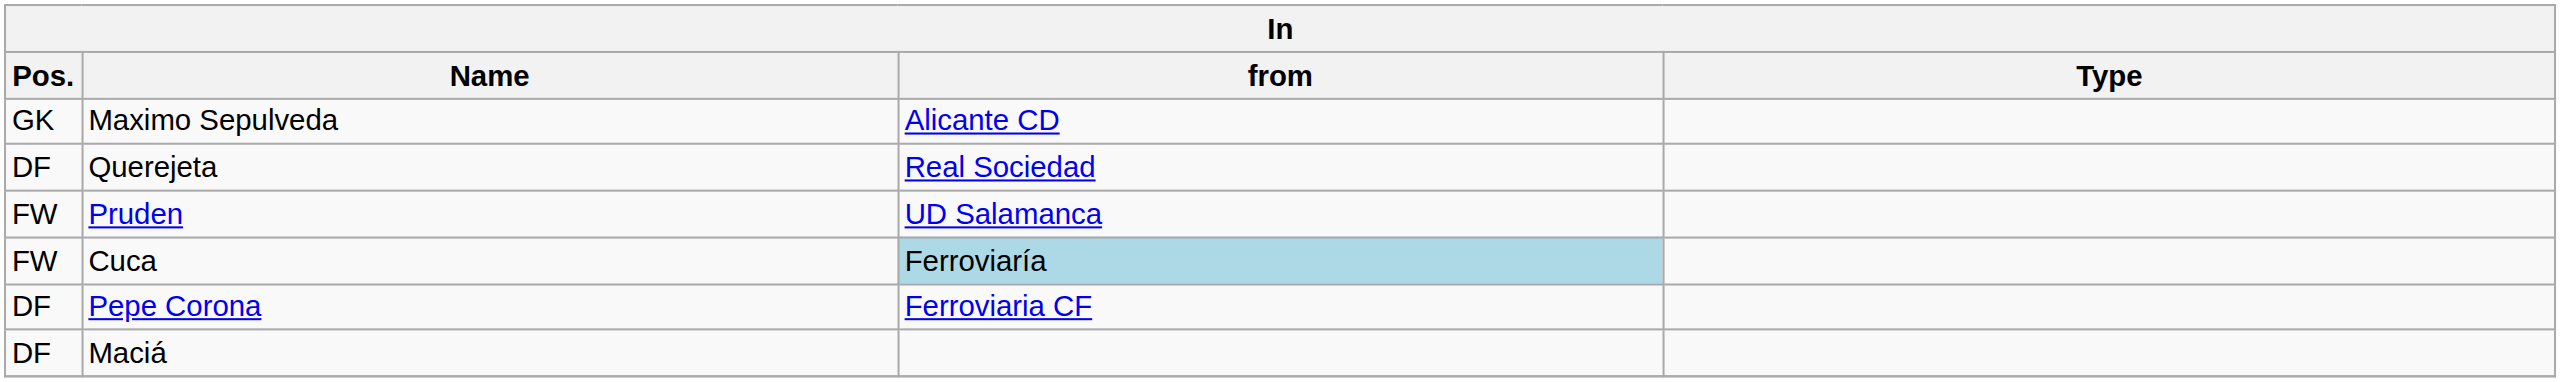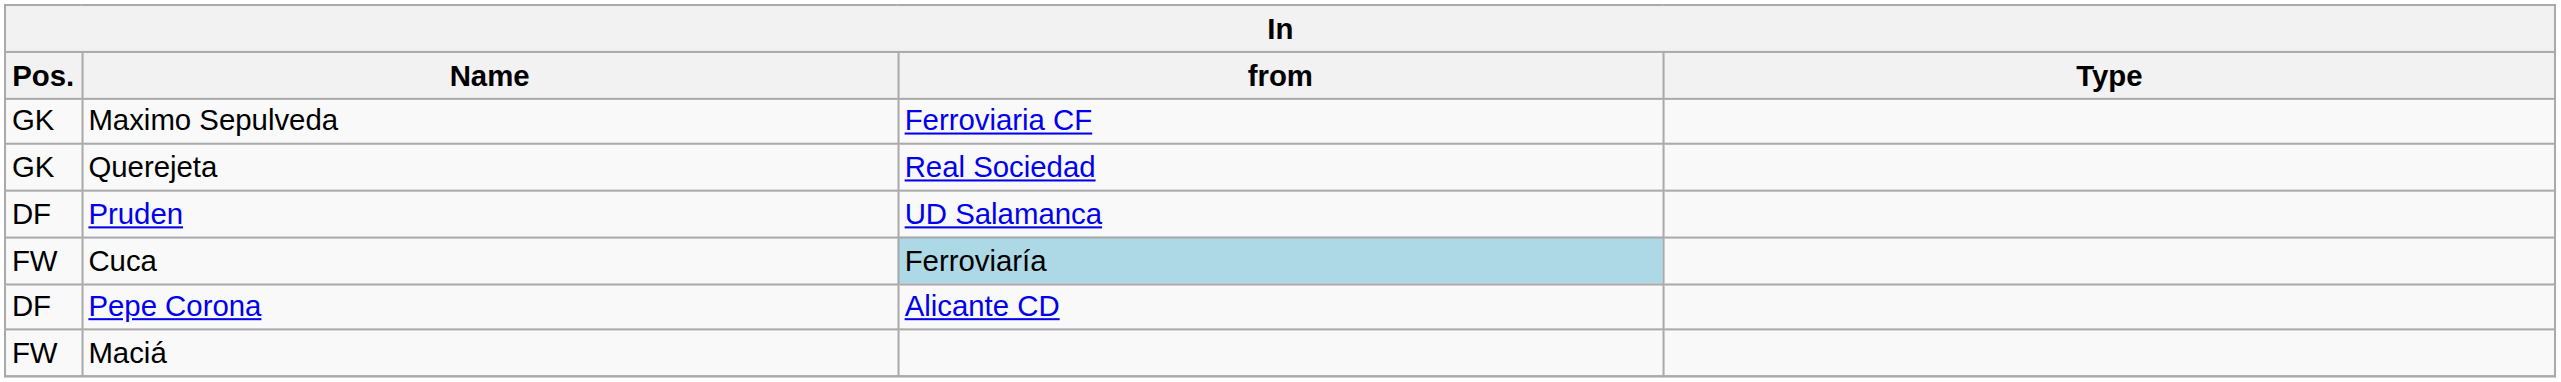(982, 121) Alicante CD -> (998, 121) Ferroviaria CF
(31, 168) DF -> (33, 168) GK
(35, 214) FW -> (31, 214) DF
(998, 307) Ferroviaria CF -> (982, 307) Alicante CD
(31, 353) DF -> (35, 353) FW
